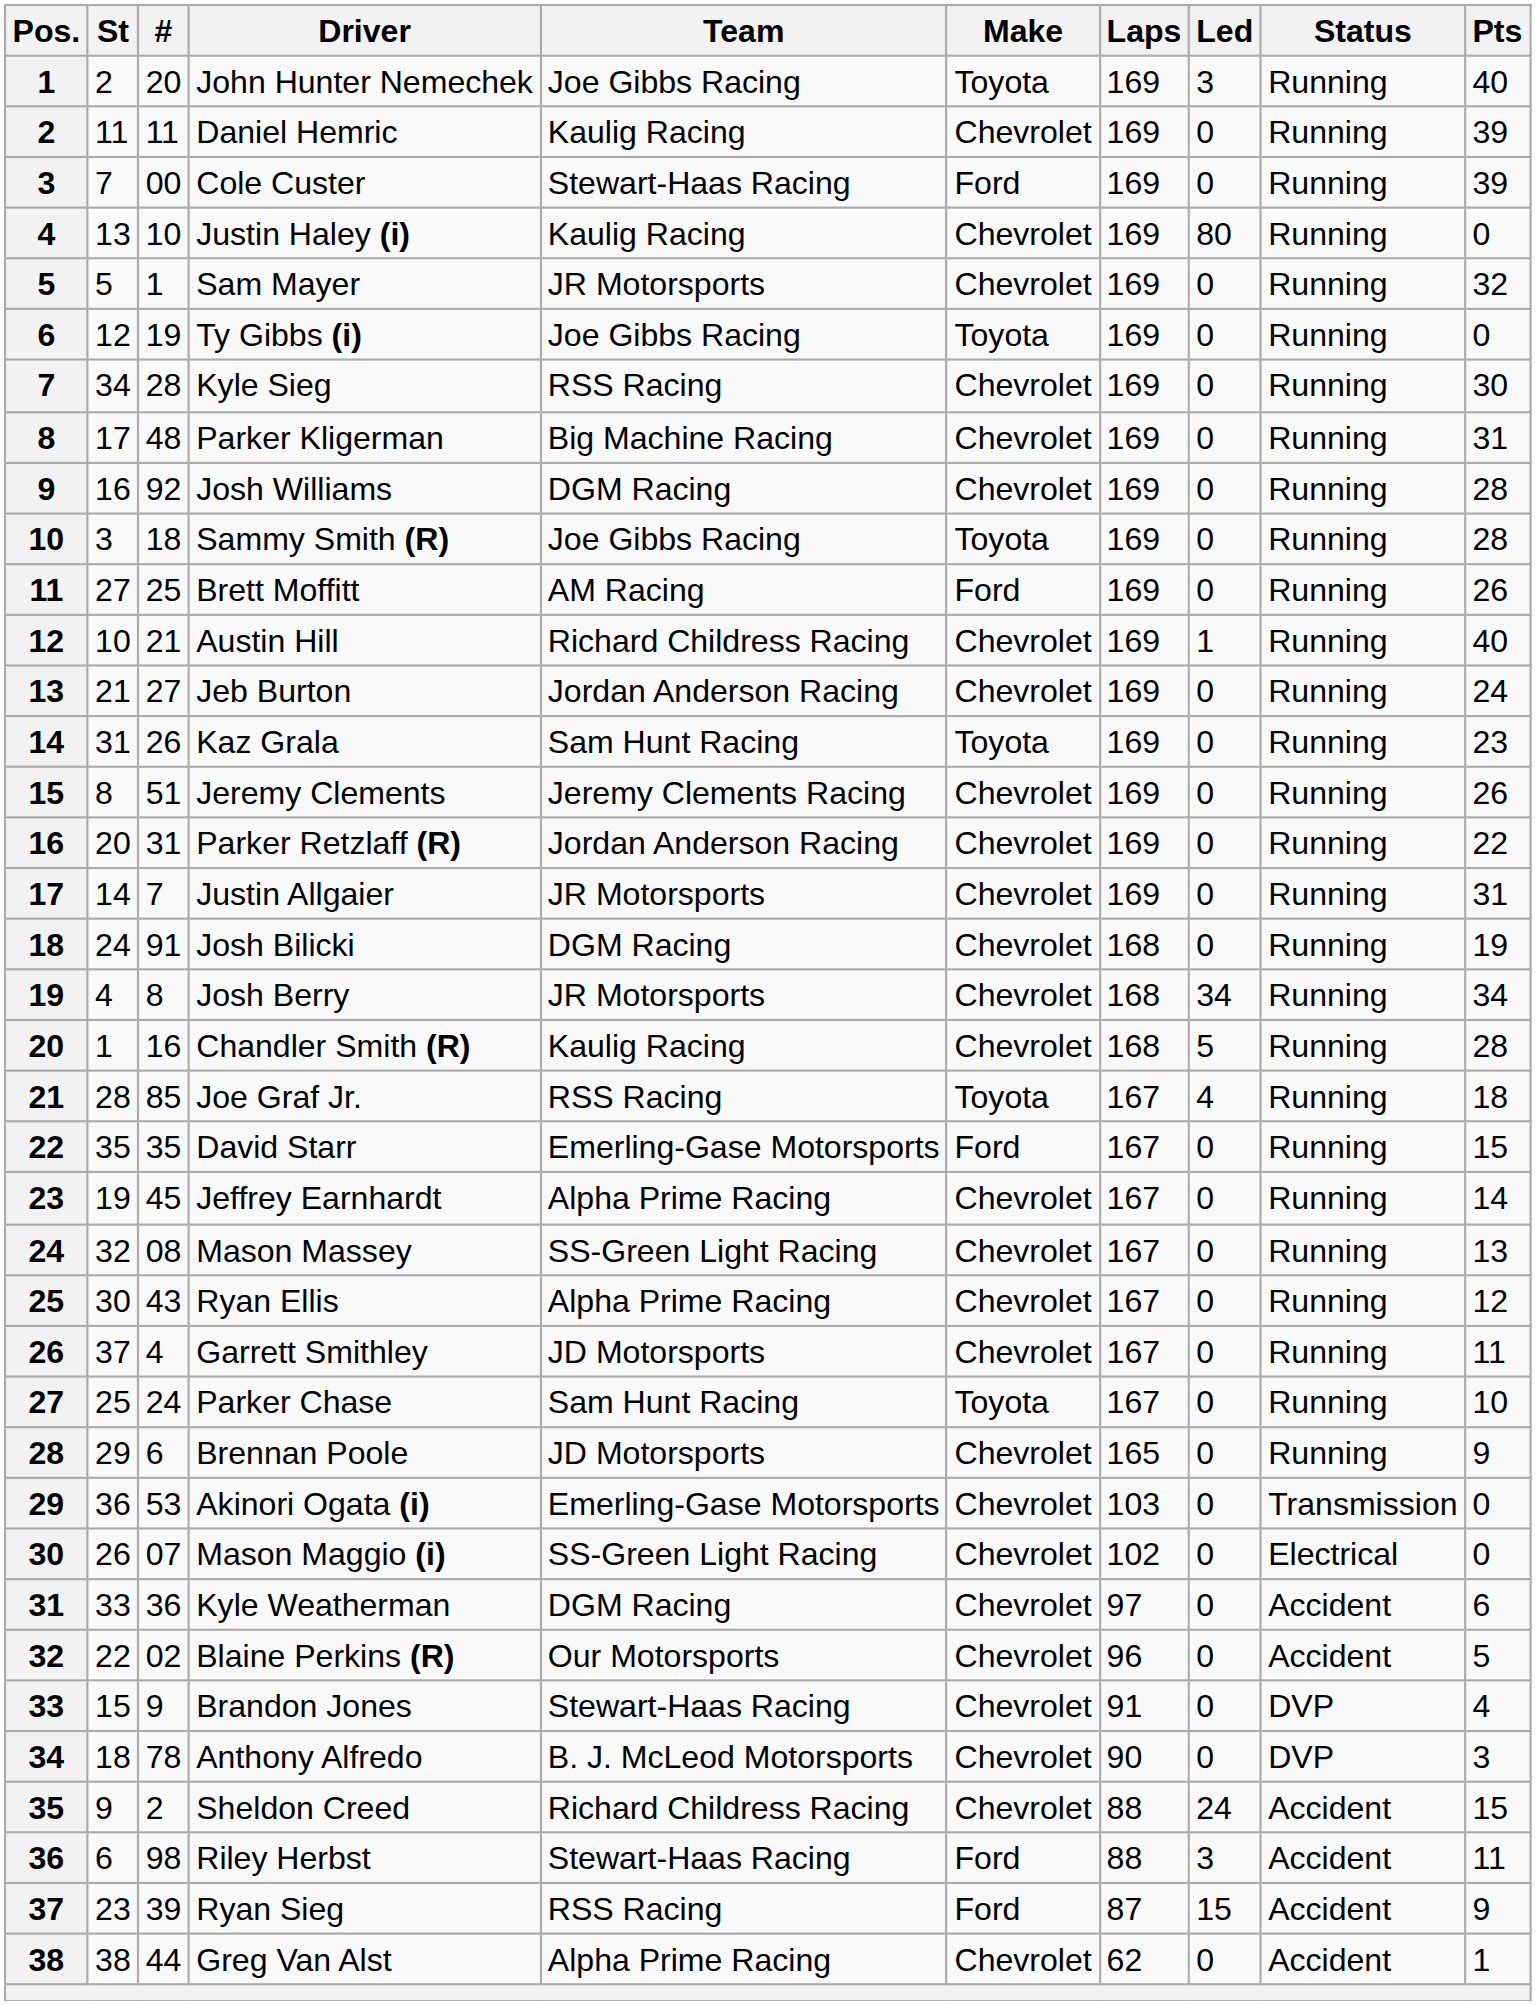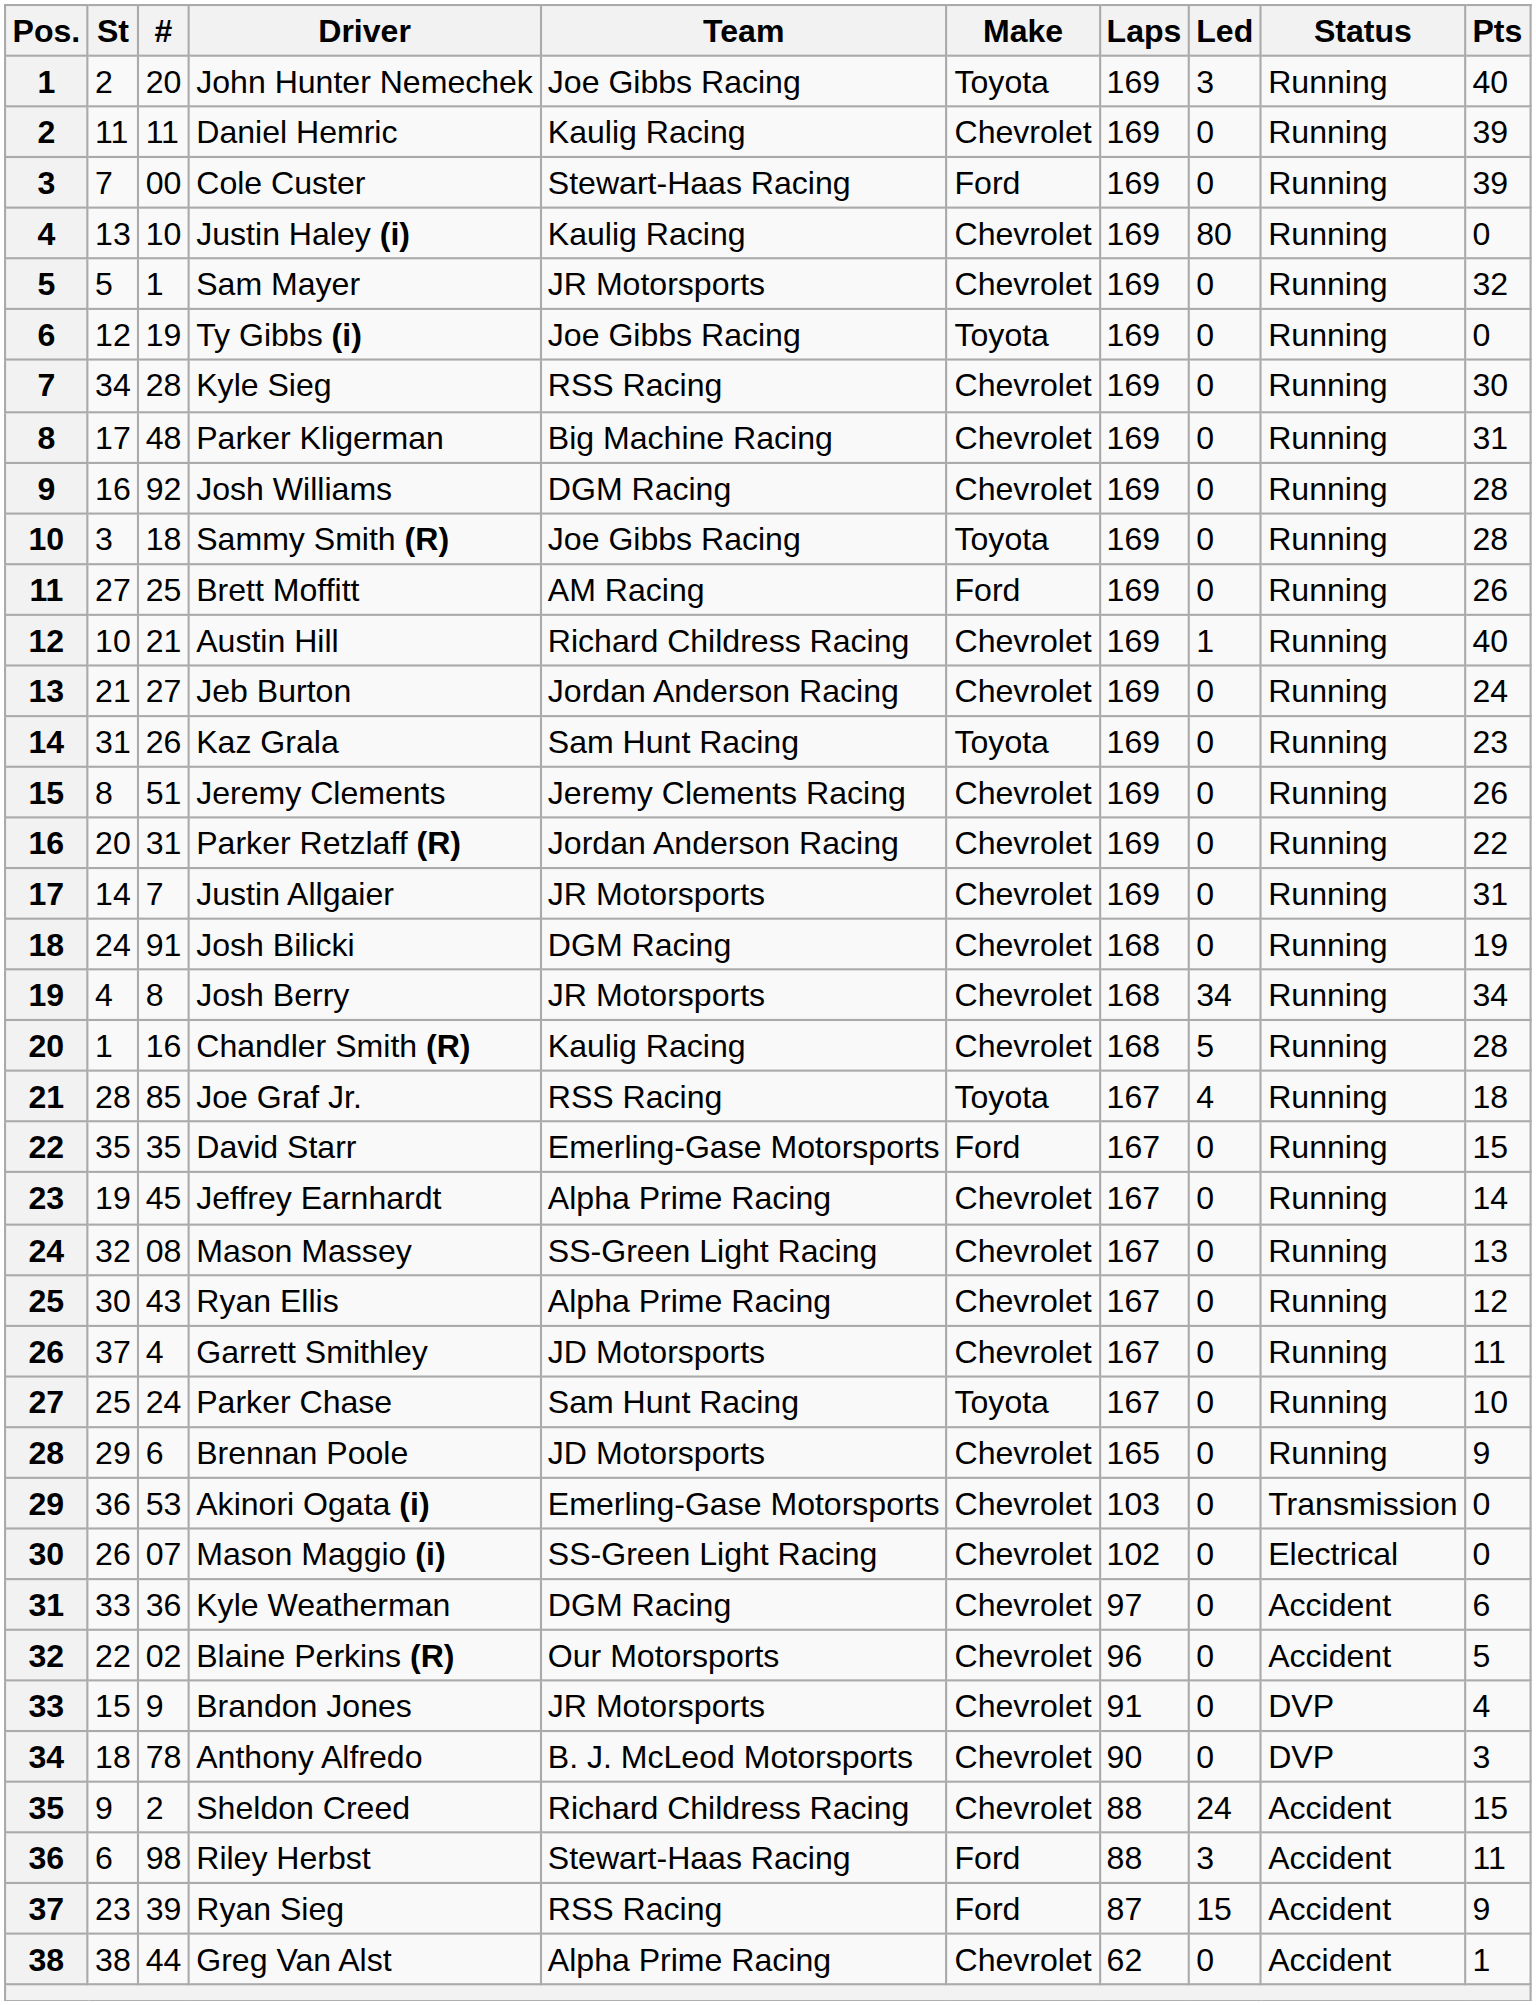(699, 1706) Stewart-Haas Racing -> (656, 1706) JR Motorsports
